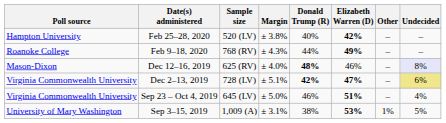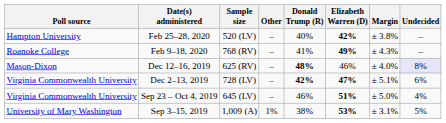columns swapped: (274, 21) <-> (388, 21)
(310, 51) 44% -> (305, 51) 41%
(421, 81) khaki background -> (421, 81) no background
